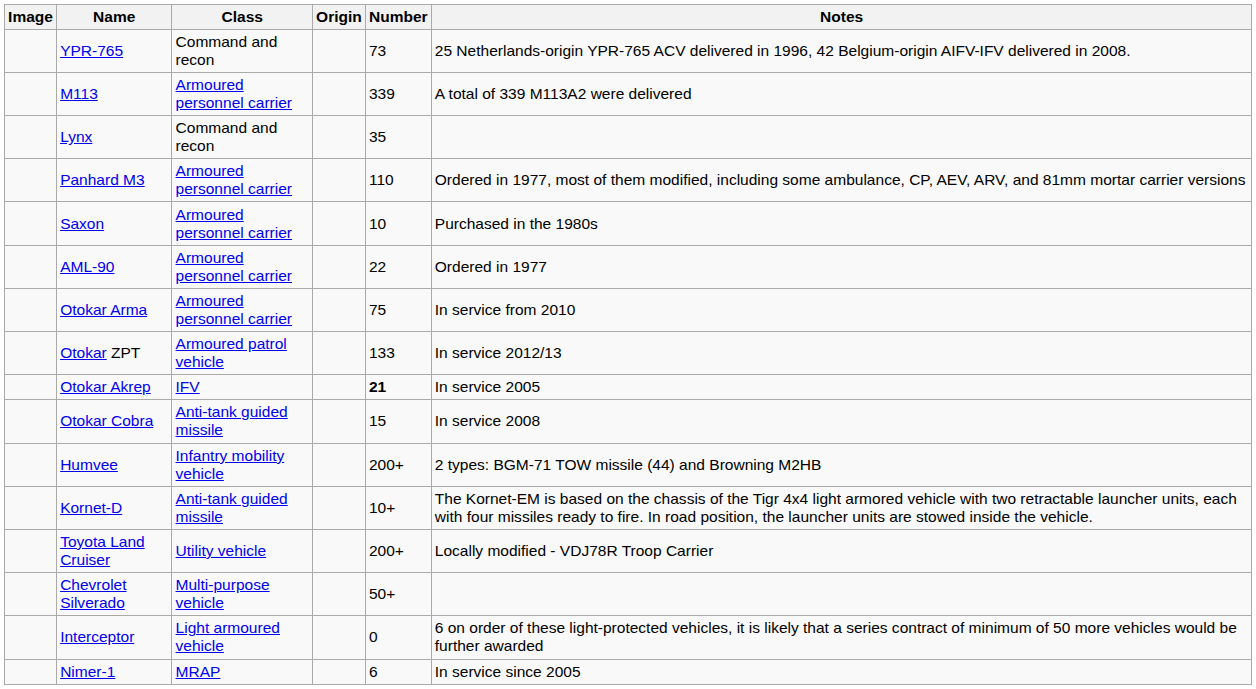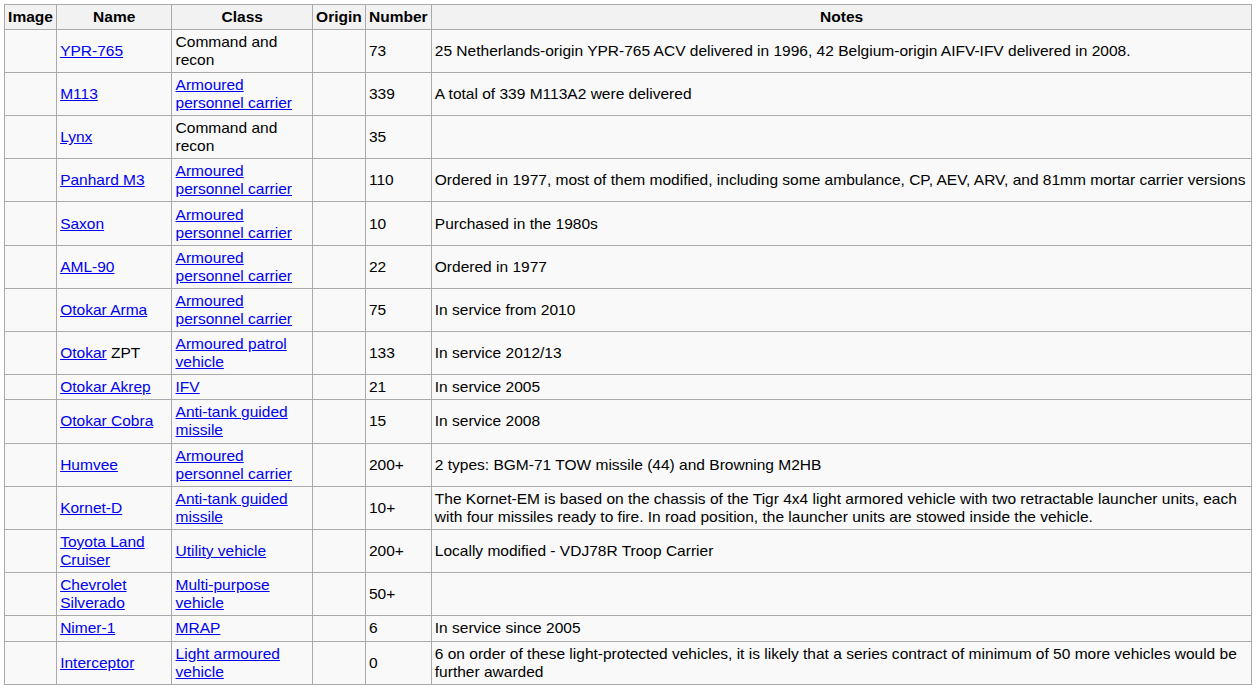(378, 387) bold -> (378, 387) normal
(230, 464) Infantry mobility vehicle -> (234, 464) Armoured personnel carrier
rows swapped: (97, 637) <-> (88, 671)
